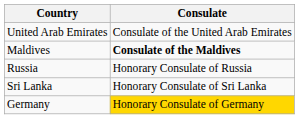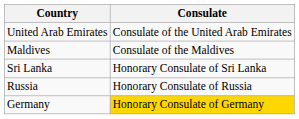(177, 50) bold -> (173, 50) normal
rows swapped: (30, 86) <-> (22, 68)
